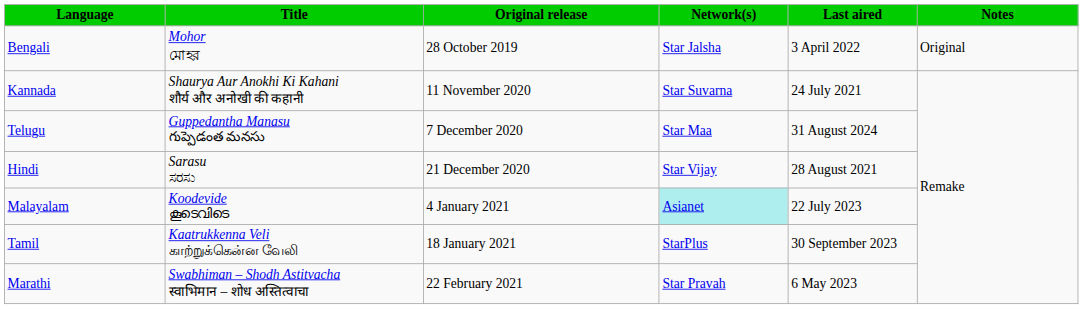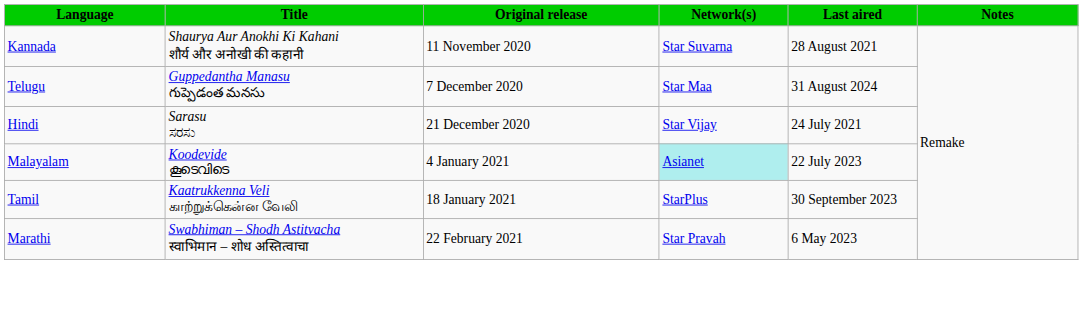- row: (29, 48)
(826, 90) 24 July 2021 -> (834, 46) 28 August 2021
(834, 169) 28 August 2021 -> (826, 125) 24 July 2021
